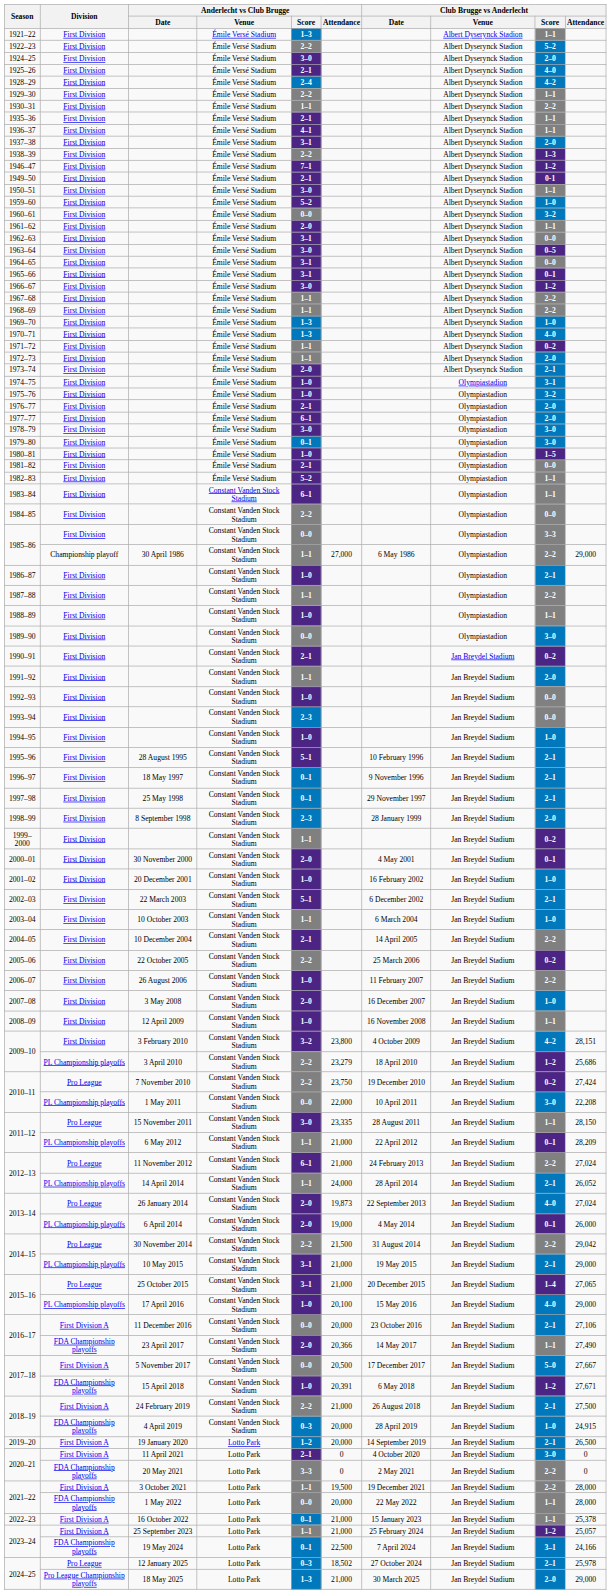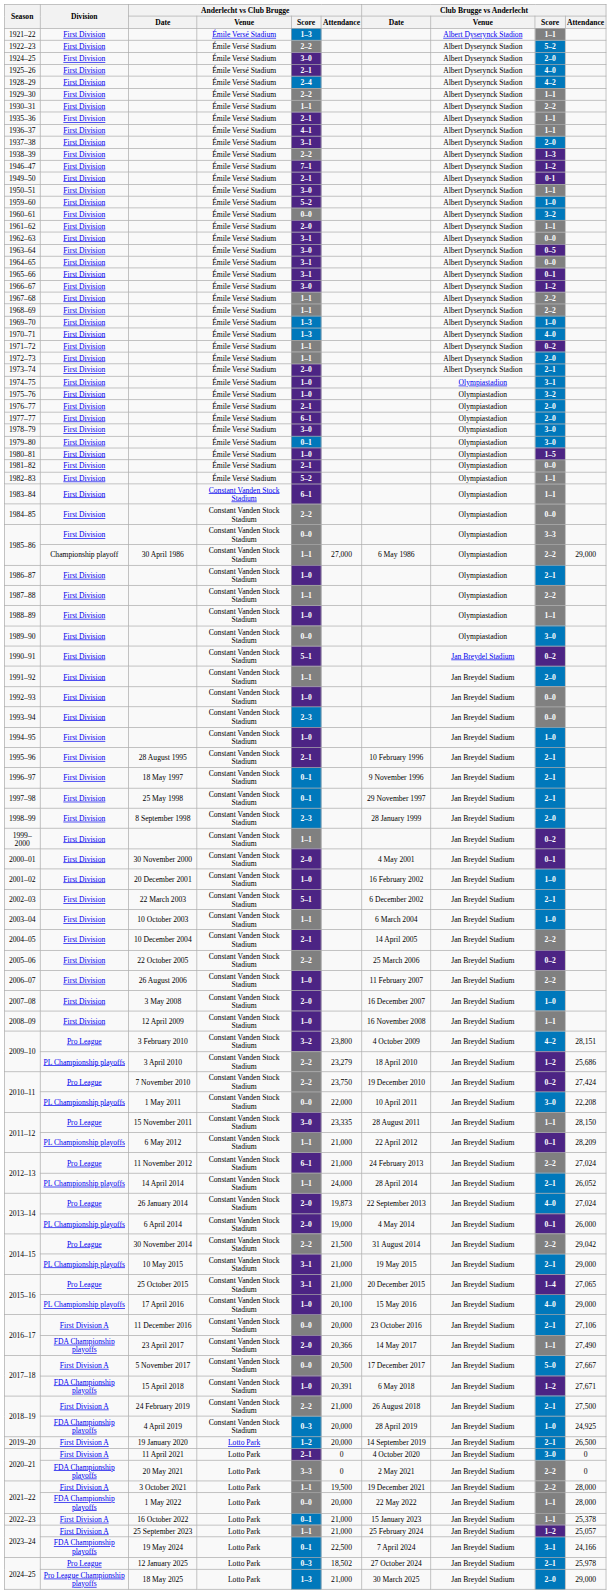(306, 656) 2–1 -> (306, 656) 5–1
(306, 758) 5–1 -> (306, 758) 2–1
(84, 1041) First Division -> (84, 1041) Pro League
(586, 1426) 24,915 -> (586, 1426) 24,925
